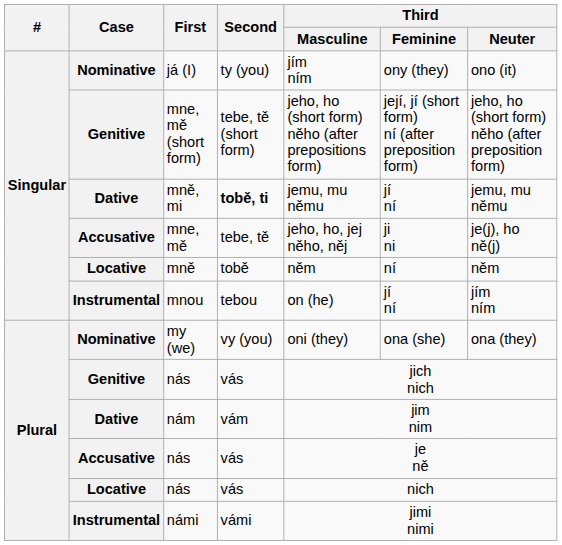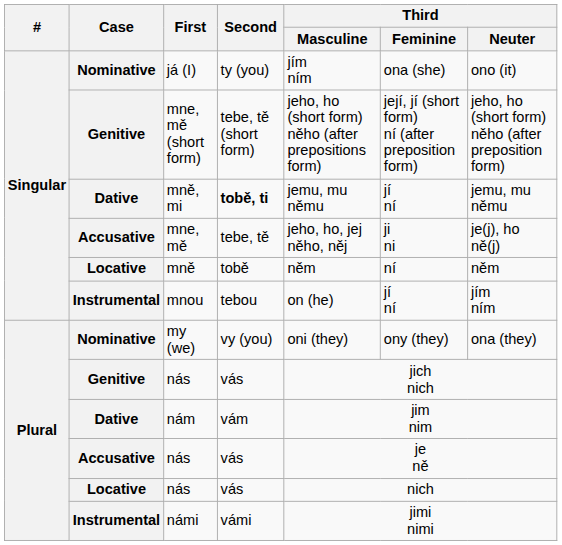(416, 70) ony (they) -> (415, 70) ona (she)
(415, 340) ona (she) -> (416, 340) ony (they)
